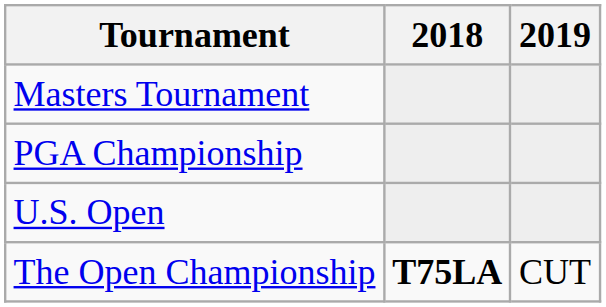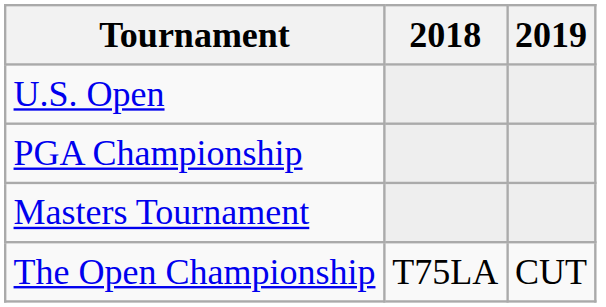rows swapped: (161, 93) <-> (89, 212)
(447, 271) bold -> (445, 271) normal
